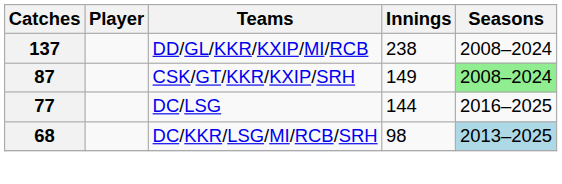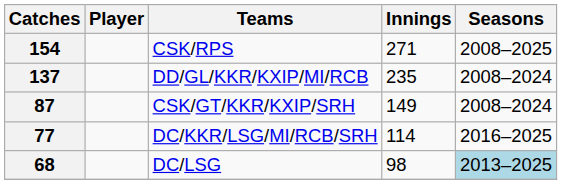+ row: (45, 48)
(401, 48) 238 -> (401, 77) 235
(506, 77) lightgreen background -> (506, 106) no background
(187, 106) DC/LSG -> (265, 135) DC/KKR/LSG/MI/RCB/SRH
(401, 106) 144 -> (401, 135) 114
(265, 135) DC/KKR/LSG/MI/RCB/SRH -> (187, 164) DC/LSG
